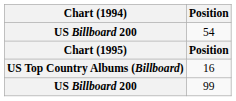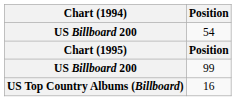rows swapped: (209, 86) <-> (209, 68)
